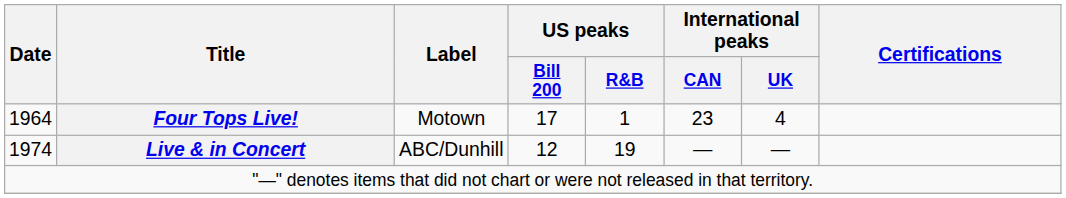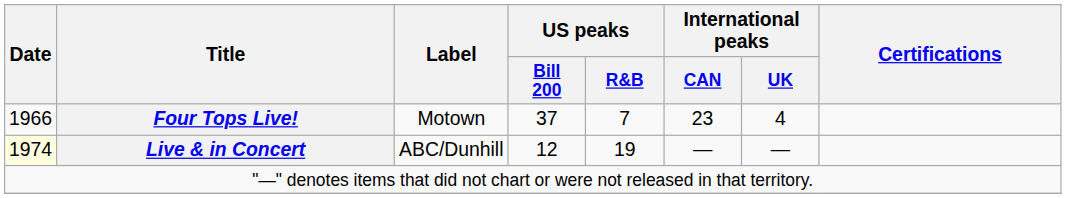(31, 119) 1964 -> (31, 119) 1966
(547, 119) 17 -> (547, 119) 37
(625, 119) 1 -> (625, 119) 7
(31, 149) no background -> (31, 149) lightyellow background
